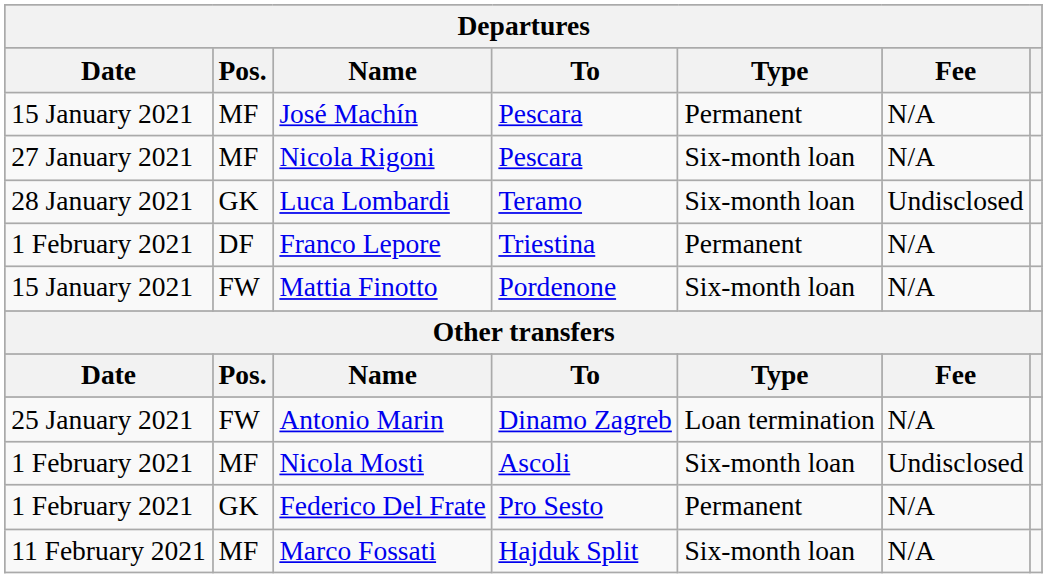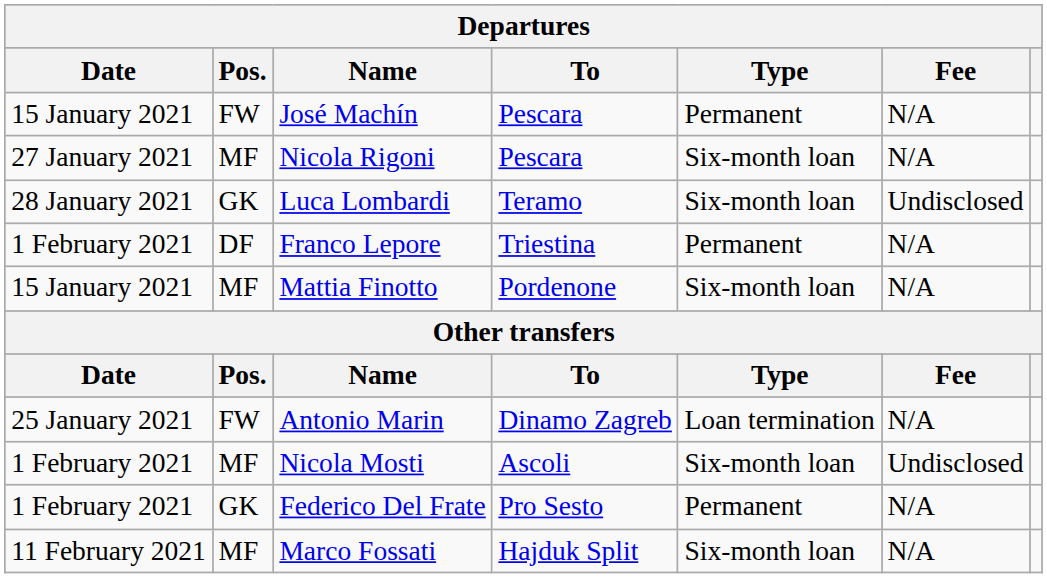(238, 113) MF -> (239, 113) FW
(239, 288) FW -> (238, 288) MF
